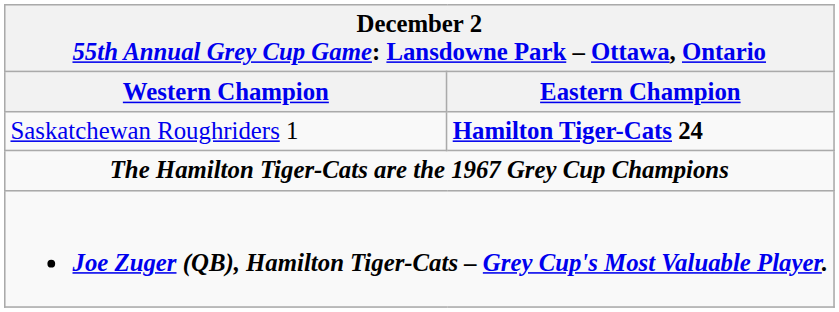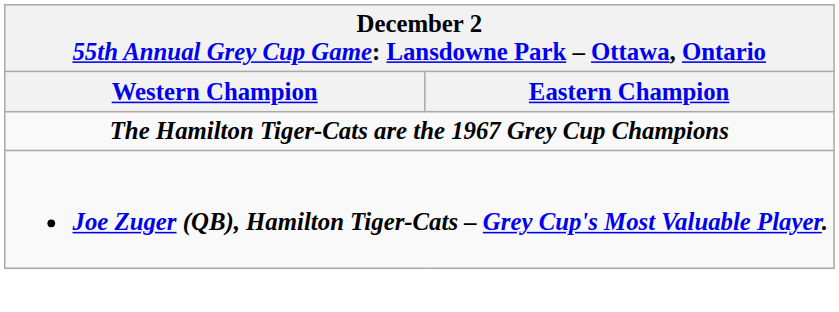- row: (154, 130)
